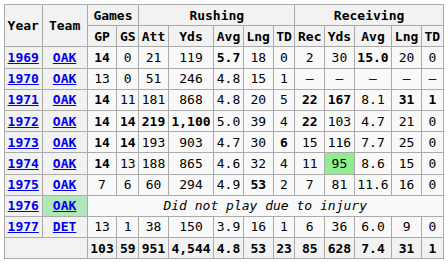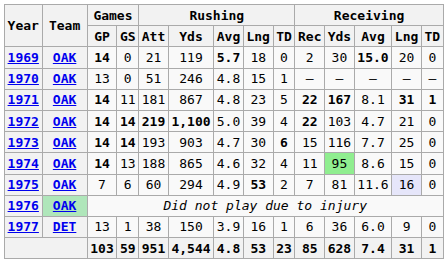(191, 100) 868 -> (191, 100) 867
(258, 100) 20 -> (258, 100) 23
(407, 185) no background -> (407, 185) lavender background
